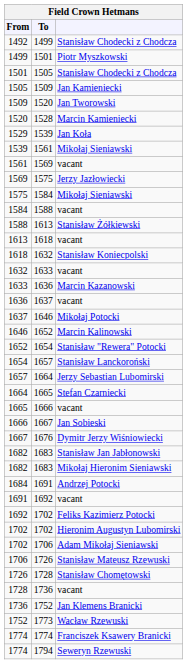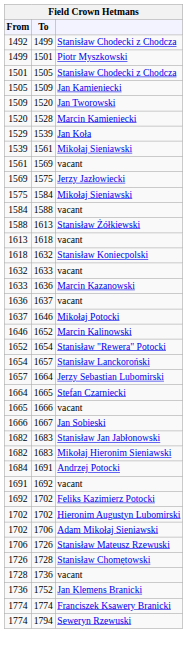- row: (43, 438)
- row: (43, 621)
